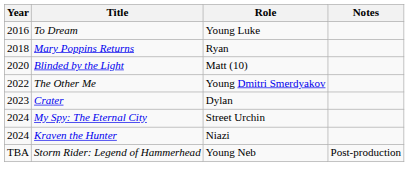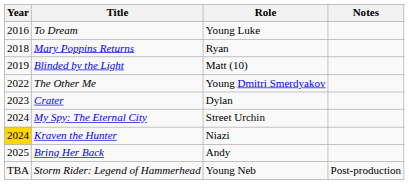(18, 65) 2020 -> (18, 65) 2019
(18, 135) no background -> (18, 135) gold background
+ row: (69, 153)
